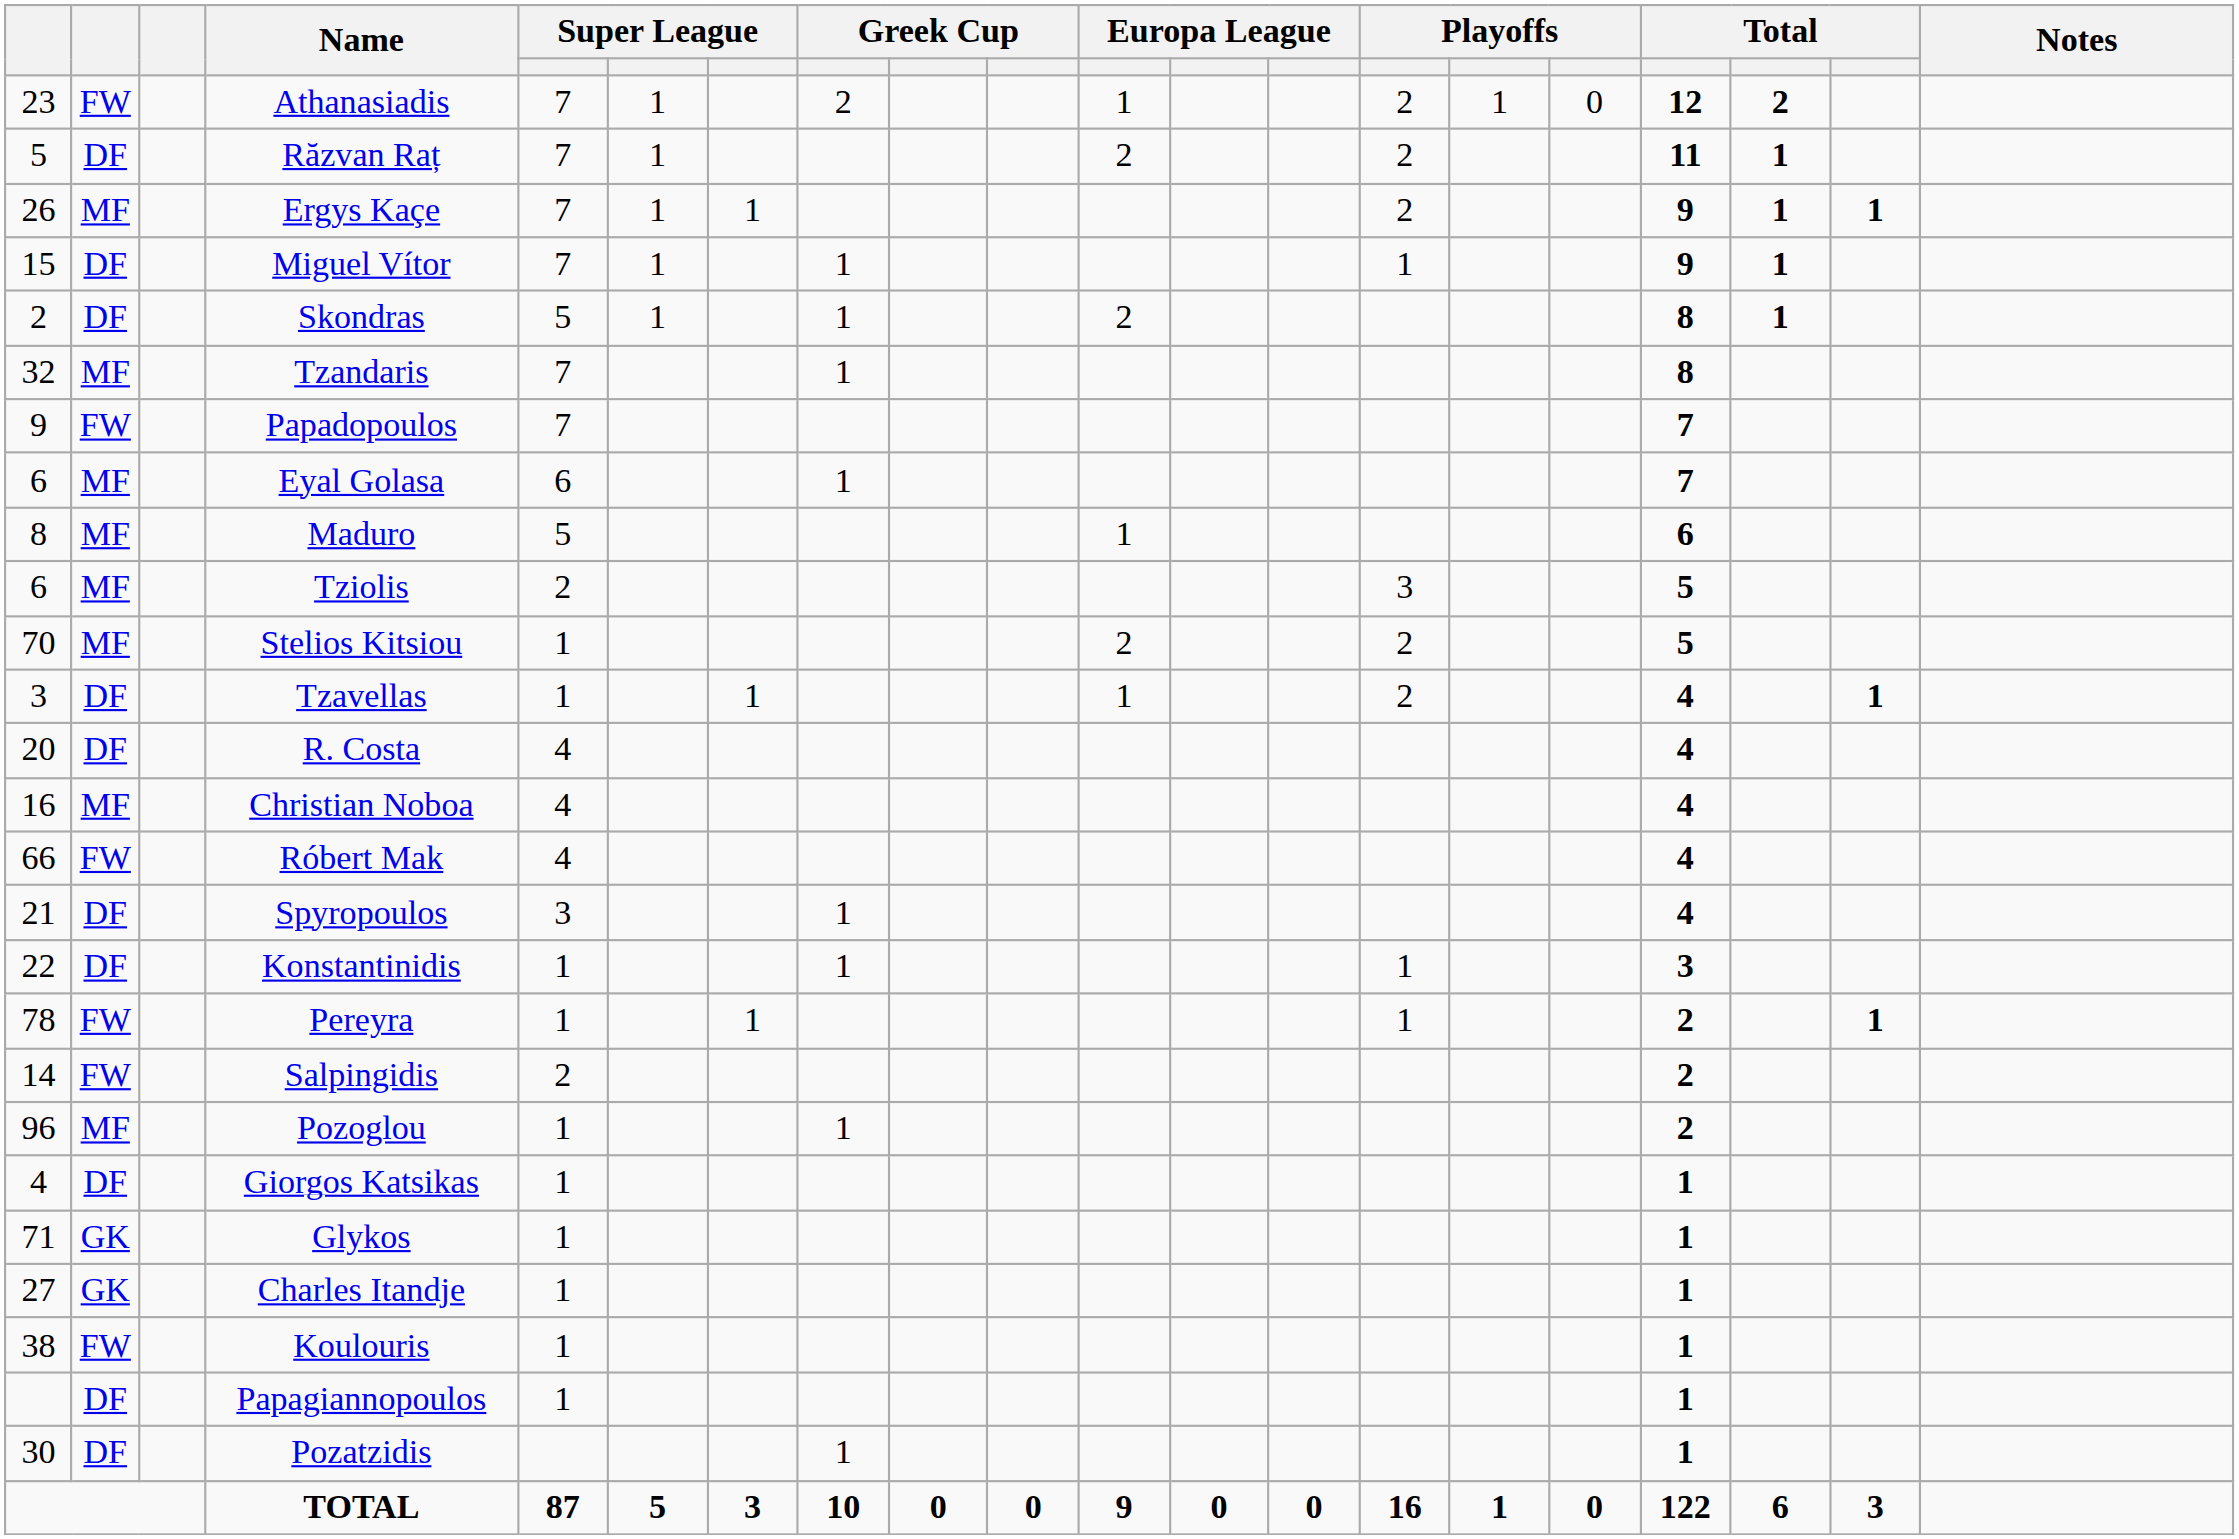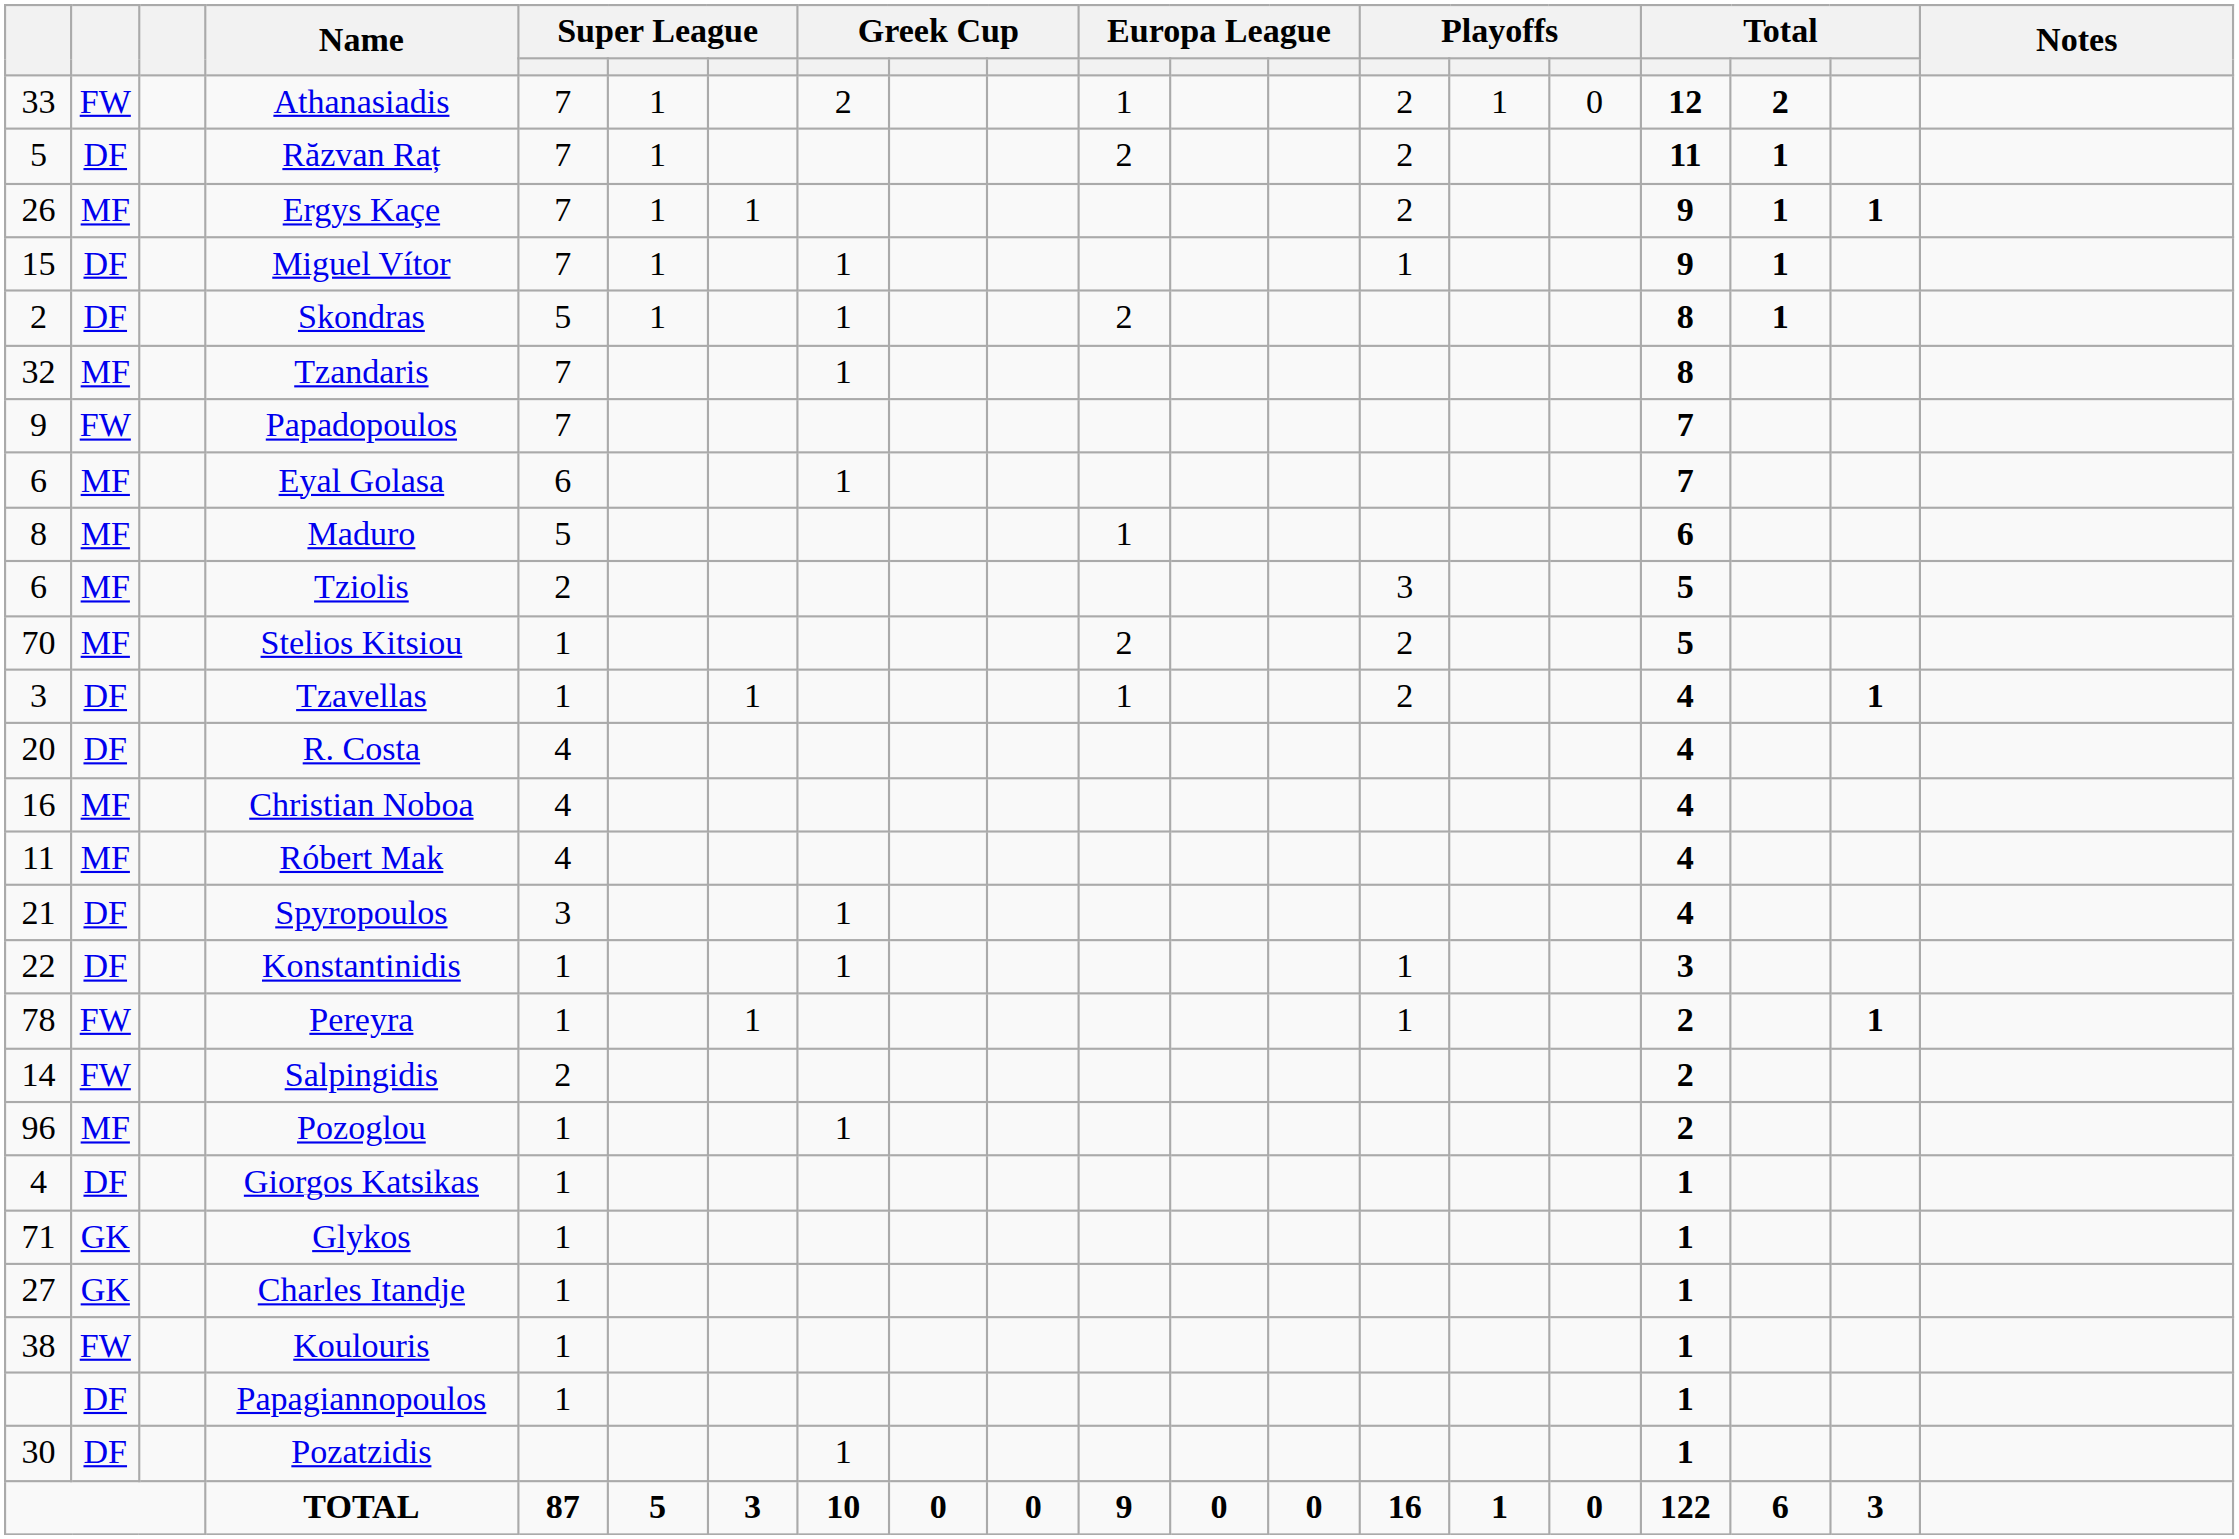(38, 101) 23 -> (38, 101) 33
(38, 857) 66 -> (38, 857) 11
(105, 857) FW -> (105, 857) MF
